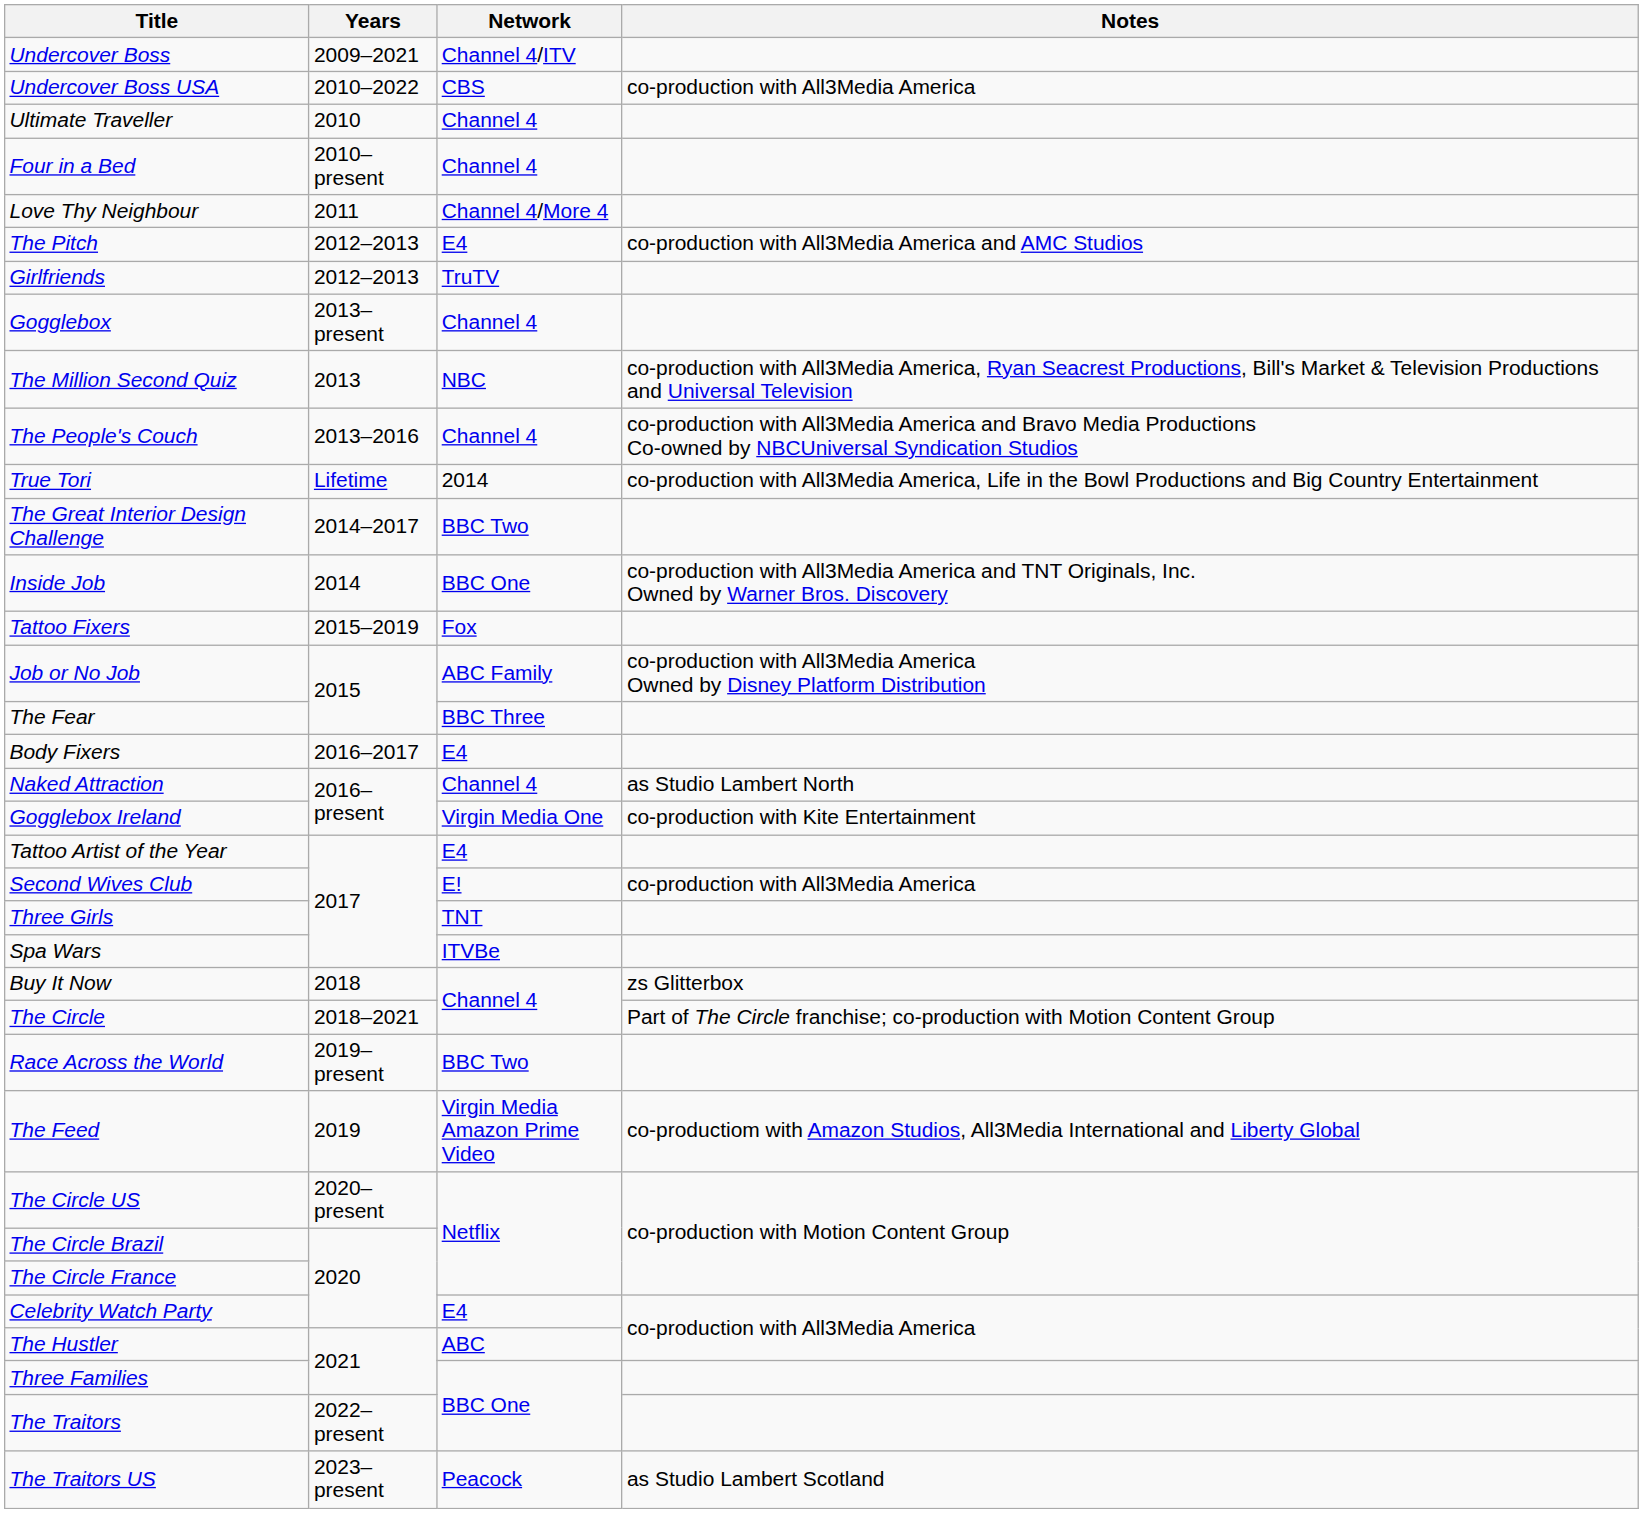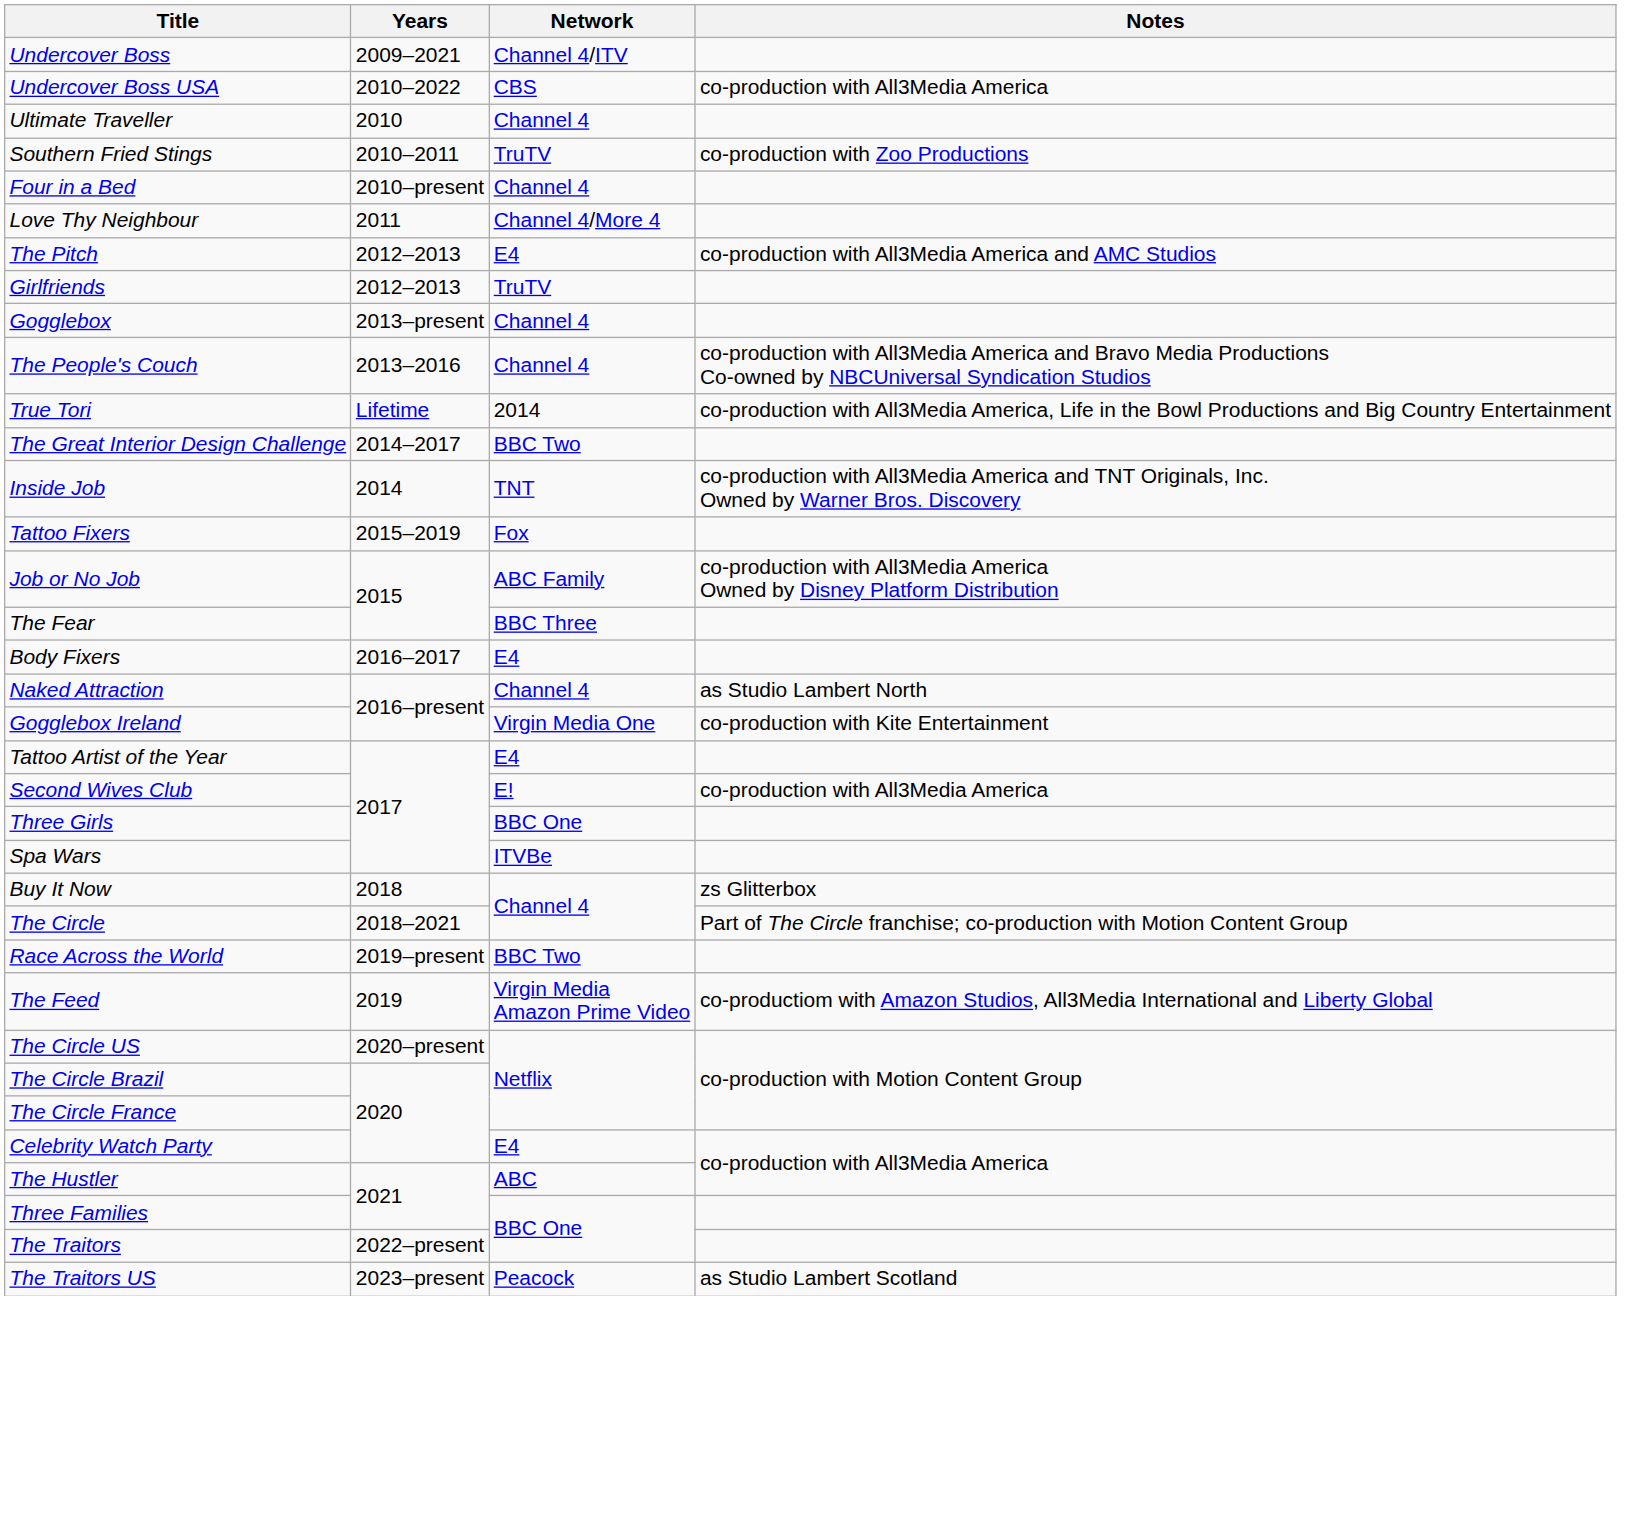+ row: (111, 154)
- row: (123, 379)
(486, 582) BBC One -> (514, 488) TNT
(462, 917) TNT -> (538, 823) BBC One
